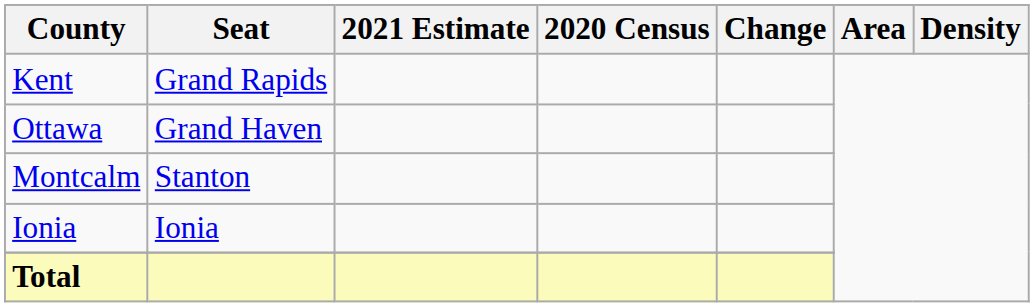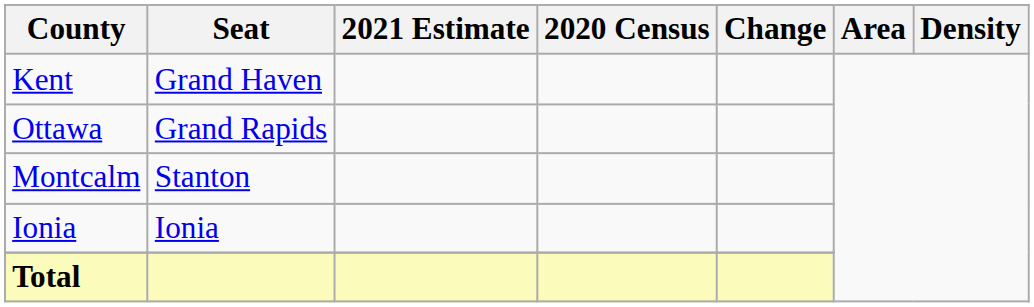(241, 78) Grand Rapids -> (238, 78) Grand Haven
(238, 128) Grand Haven -> (241, 128) Grand Rapids
